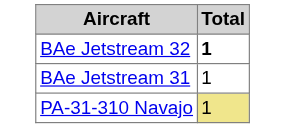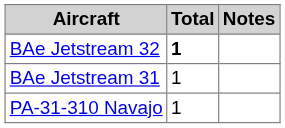+ column: (249, 19)
(207, 107) khaki background -> (176, 107) no background
